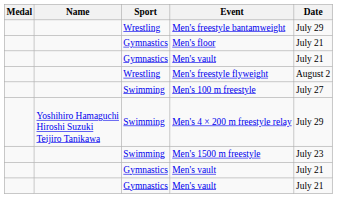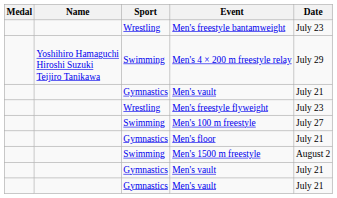(310, 27) July 29 -> (310, 27) July 23
rows swapped: (146, 43) <-> (144, 122)
(313, 74) August 2 -> (310, 108) July 23
(310, 154) July 23 -> (313, 154) August 2
